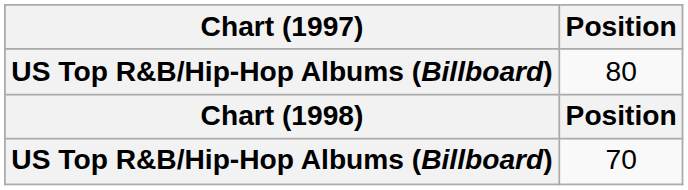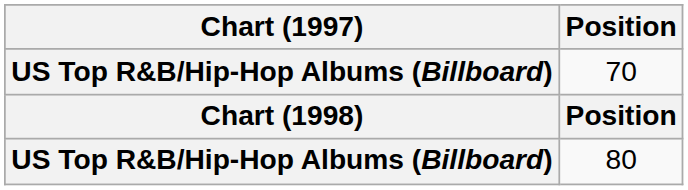rows swapped: (621, 71) <-> (621, 160)
